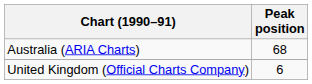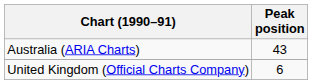(280, 49) 68 -> (280, 49) 43
